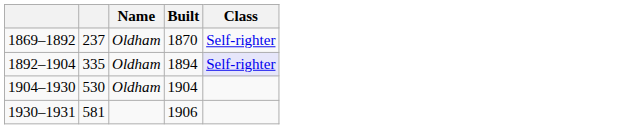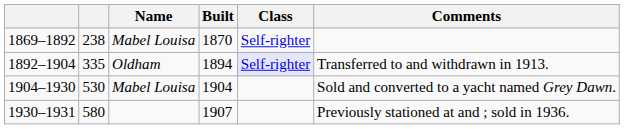+ column: (467, 16)
(94, 40) 237 -> (94, 40) 238
(136, 40) Oldham -> (154, 40) Mabel Louisa
(136, 87) Oldham -> (154, 87) Mabel Louisa
(94, 111) 581 -> (94, 111) 580
(182, 111) 1906 -> (217, 111) 1907
